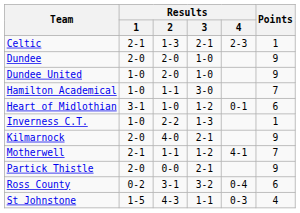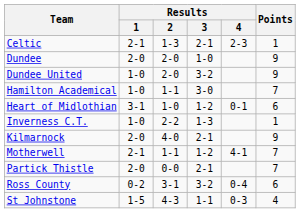(204, 75) 1-0 -> (204, 75) 3-2
(275, 169) 9 -> (275, 169) 7
